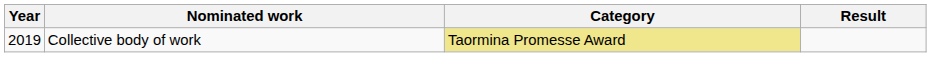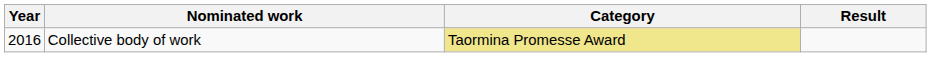(24, 39) 2019 -> (24, 39) 2016
